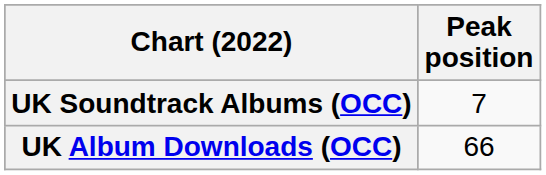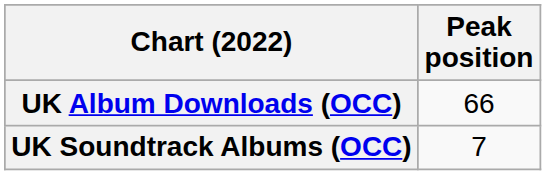rows swapped: (211, 147) <-> (211, 102)
